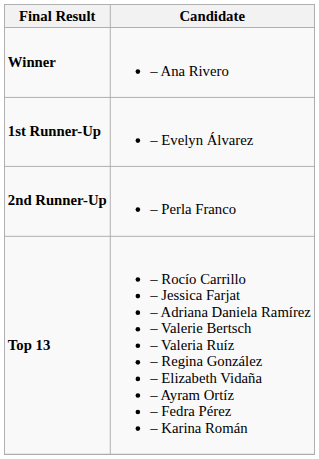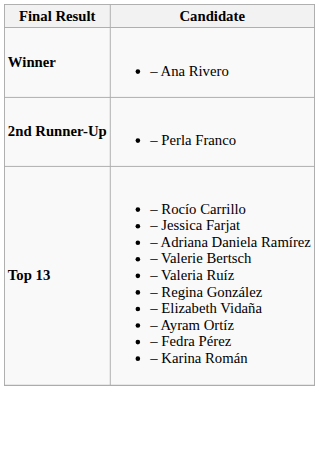- row: (54, 131)
